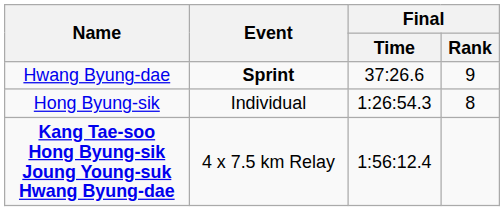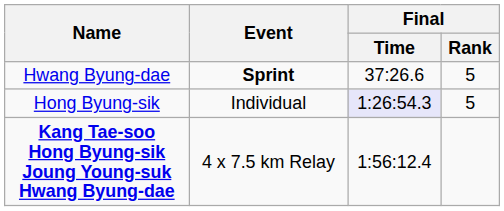(470, 76) 9 -> (470, 76) 5
(394, 104) no background -> (394, 104) lavender background
(470, 104) 8 -> (470, 104) 5
